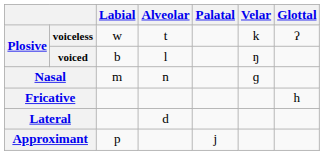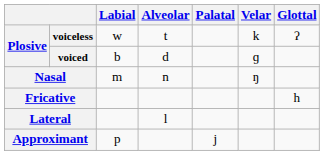(166, 56) l -> (166, 56) d
(256, 56) ŋ -> (256, 56) ɡ
(256, 77) ɡ -> (256, 77) ŋ
(166, 118) d -> (166, 118) l
